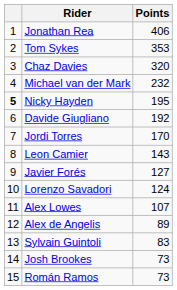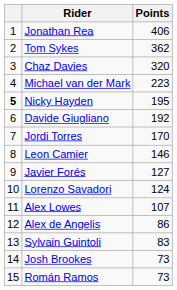(160, 48) 353 -> (160, 48) 362
(160, 84) 232 -> (160, 84) 223
(160, 154) 143 -> (160, 154) 146
(163, 224) 89 -> (163, 224) 86
